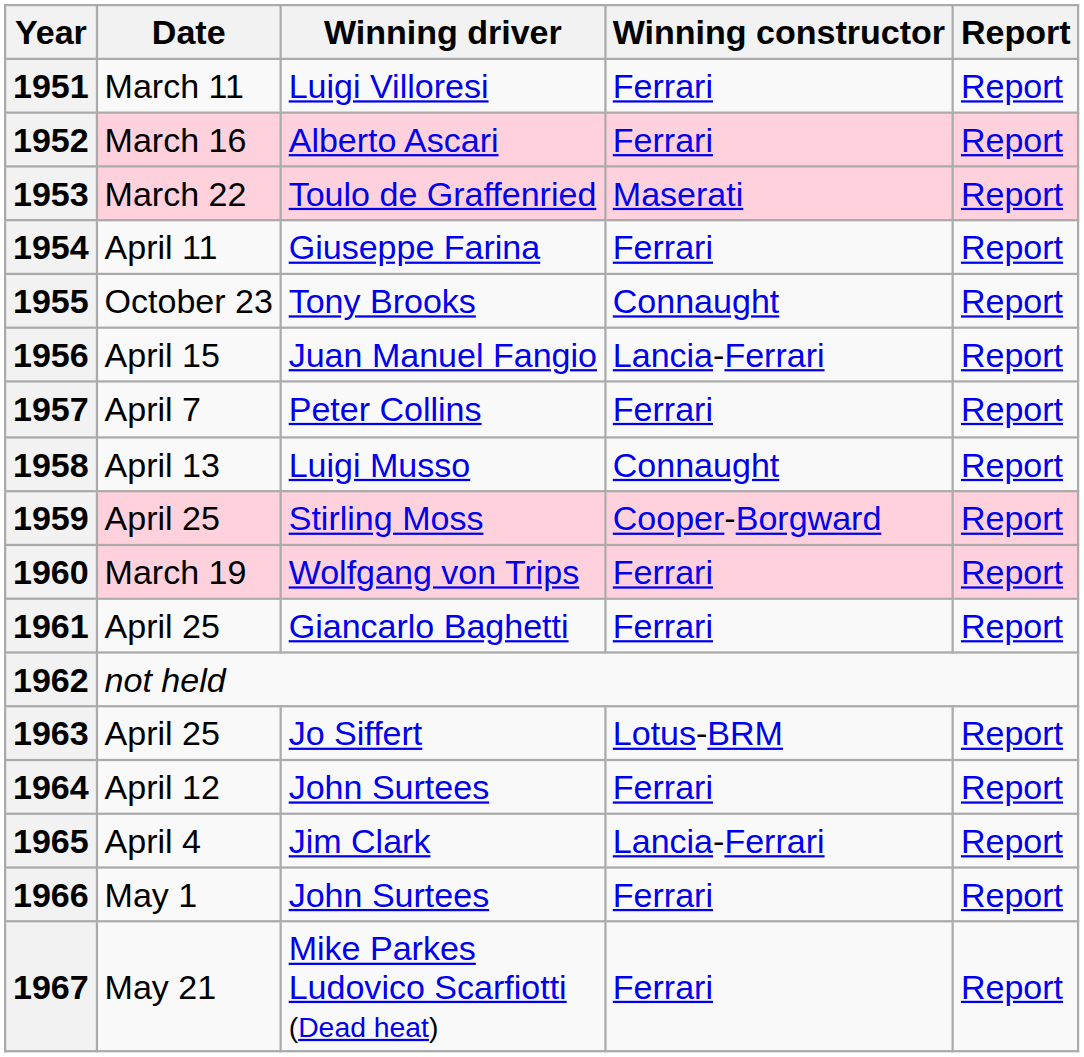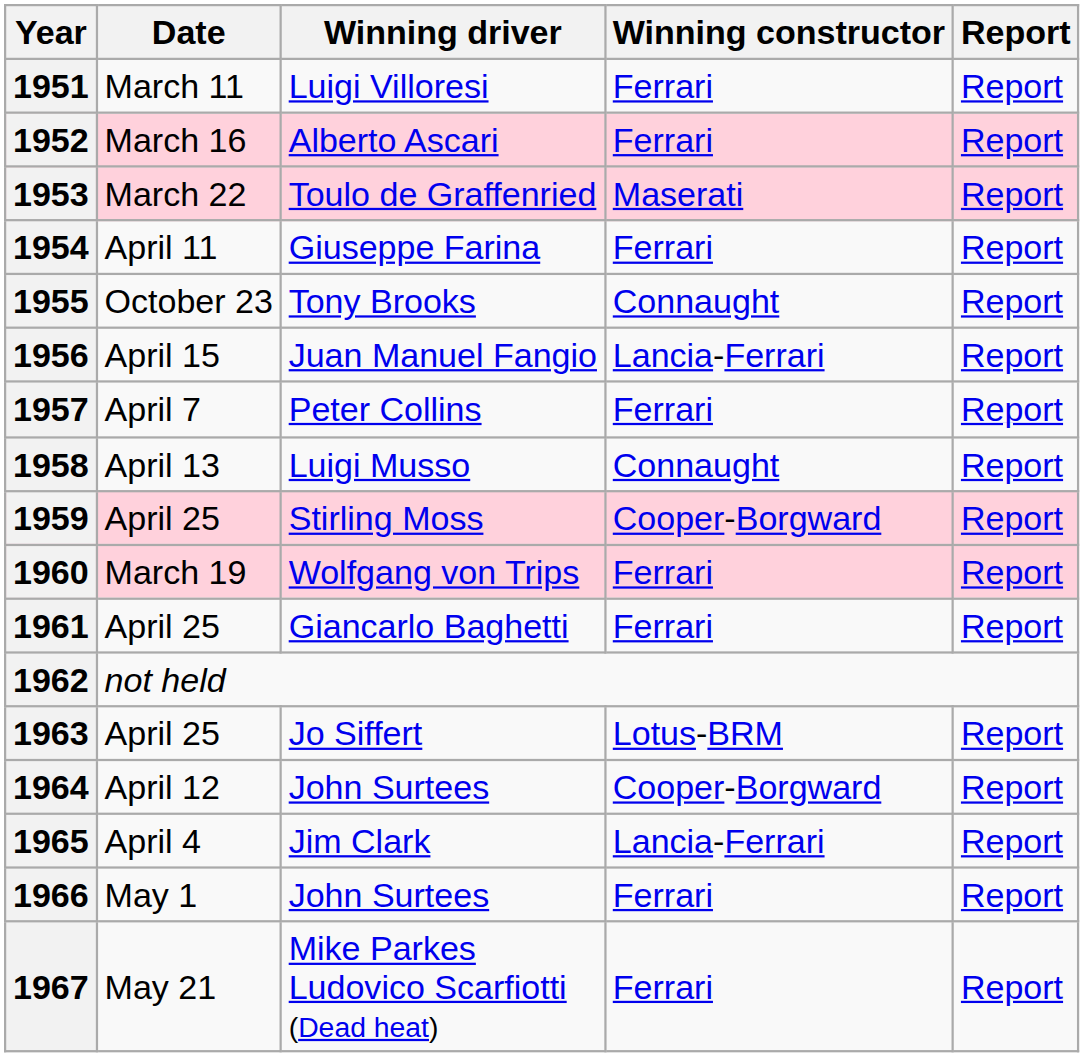(663, 787) Ferrari -> (747, 787) Cooper-Borgward
